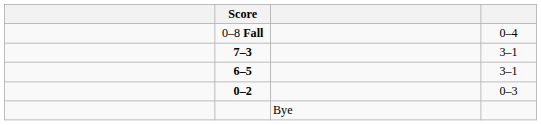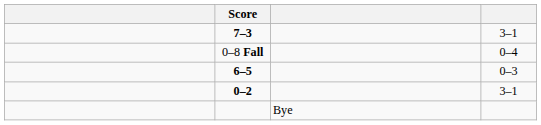rows swapped: (243, 52) <-> (243, 33)
(508, 71) 3–1 -> (508, 71) 0–3
(508, 91) 0–3 -> (508, 91) 3–1
